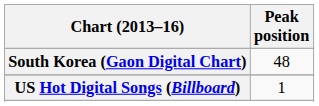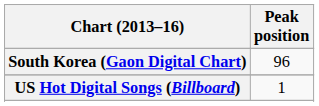(282, 61) 48 -> (282, 61) 96
